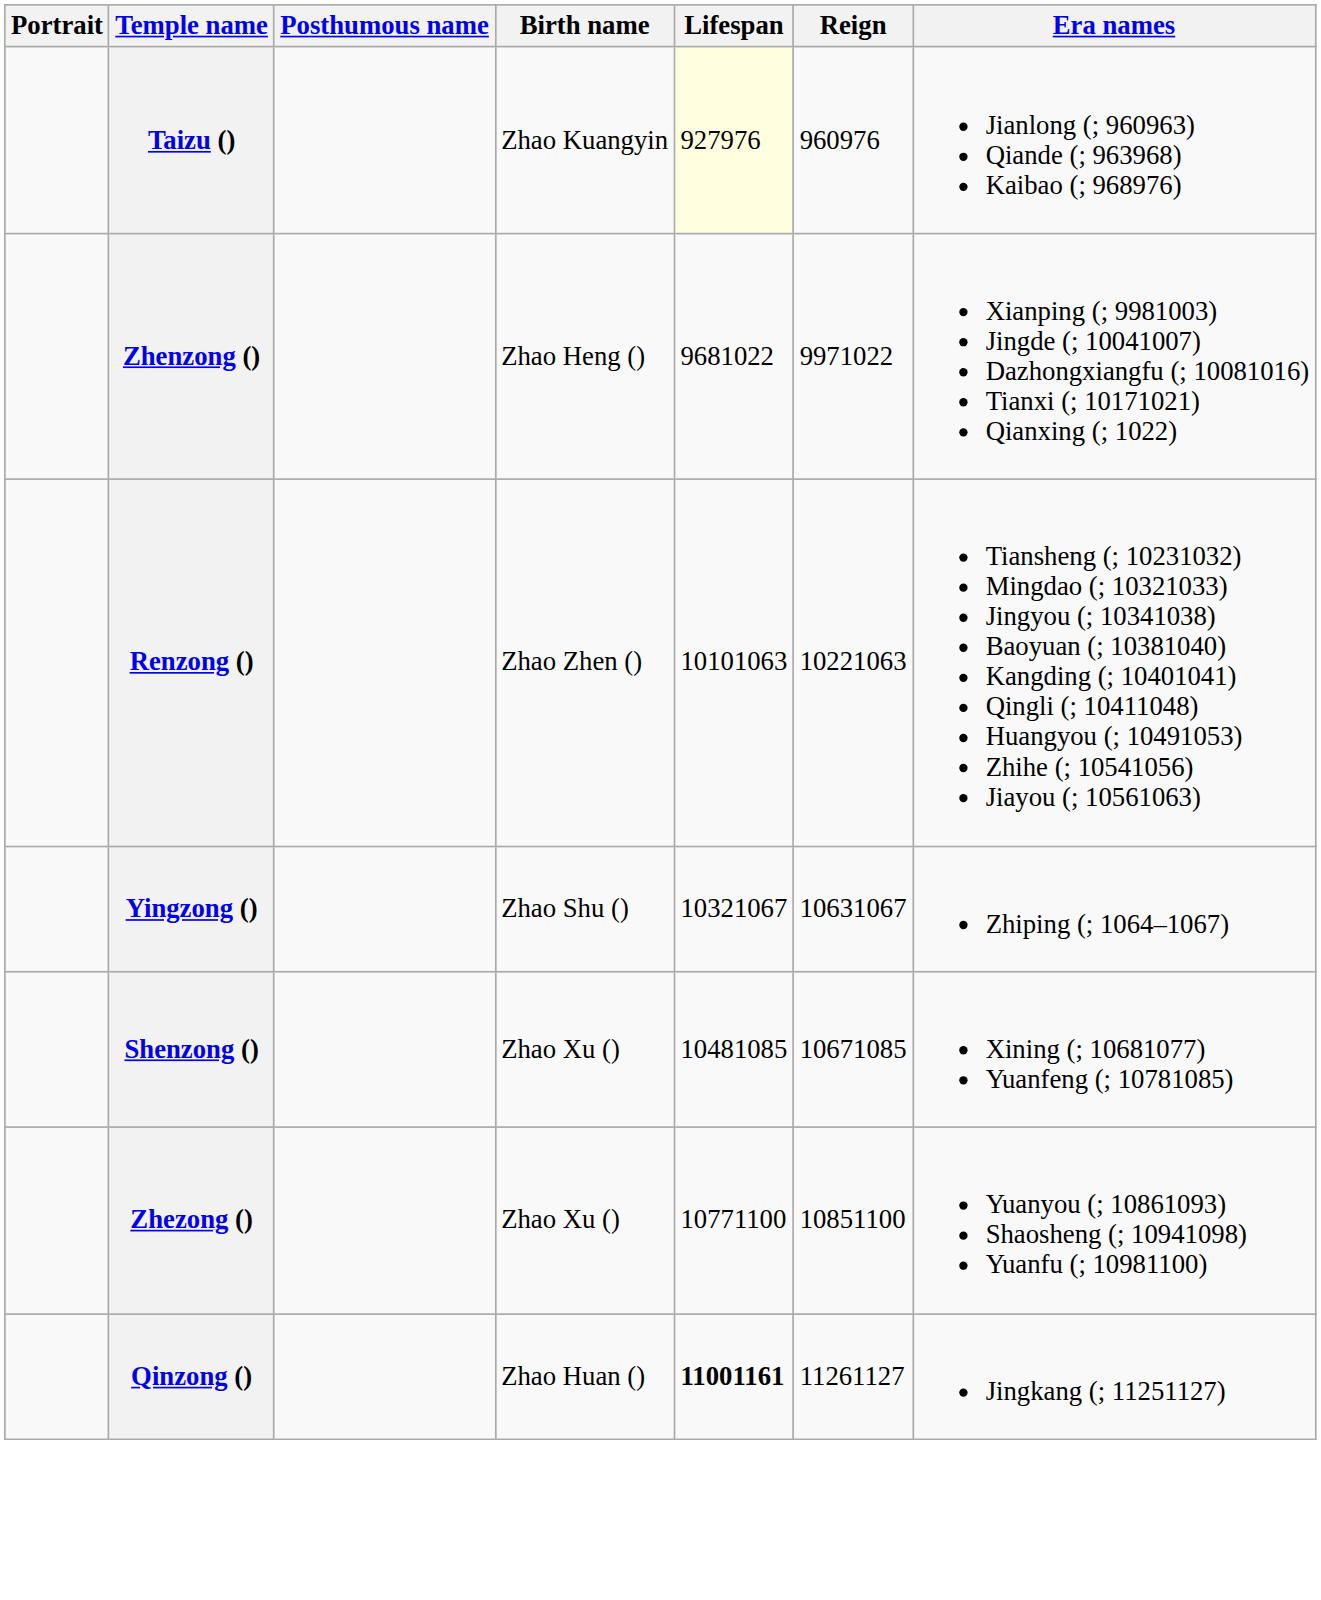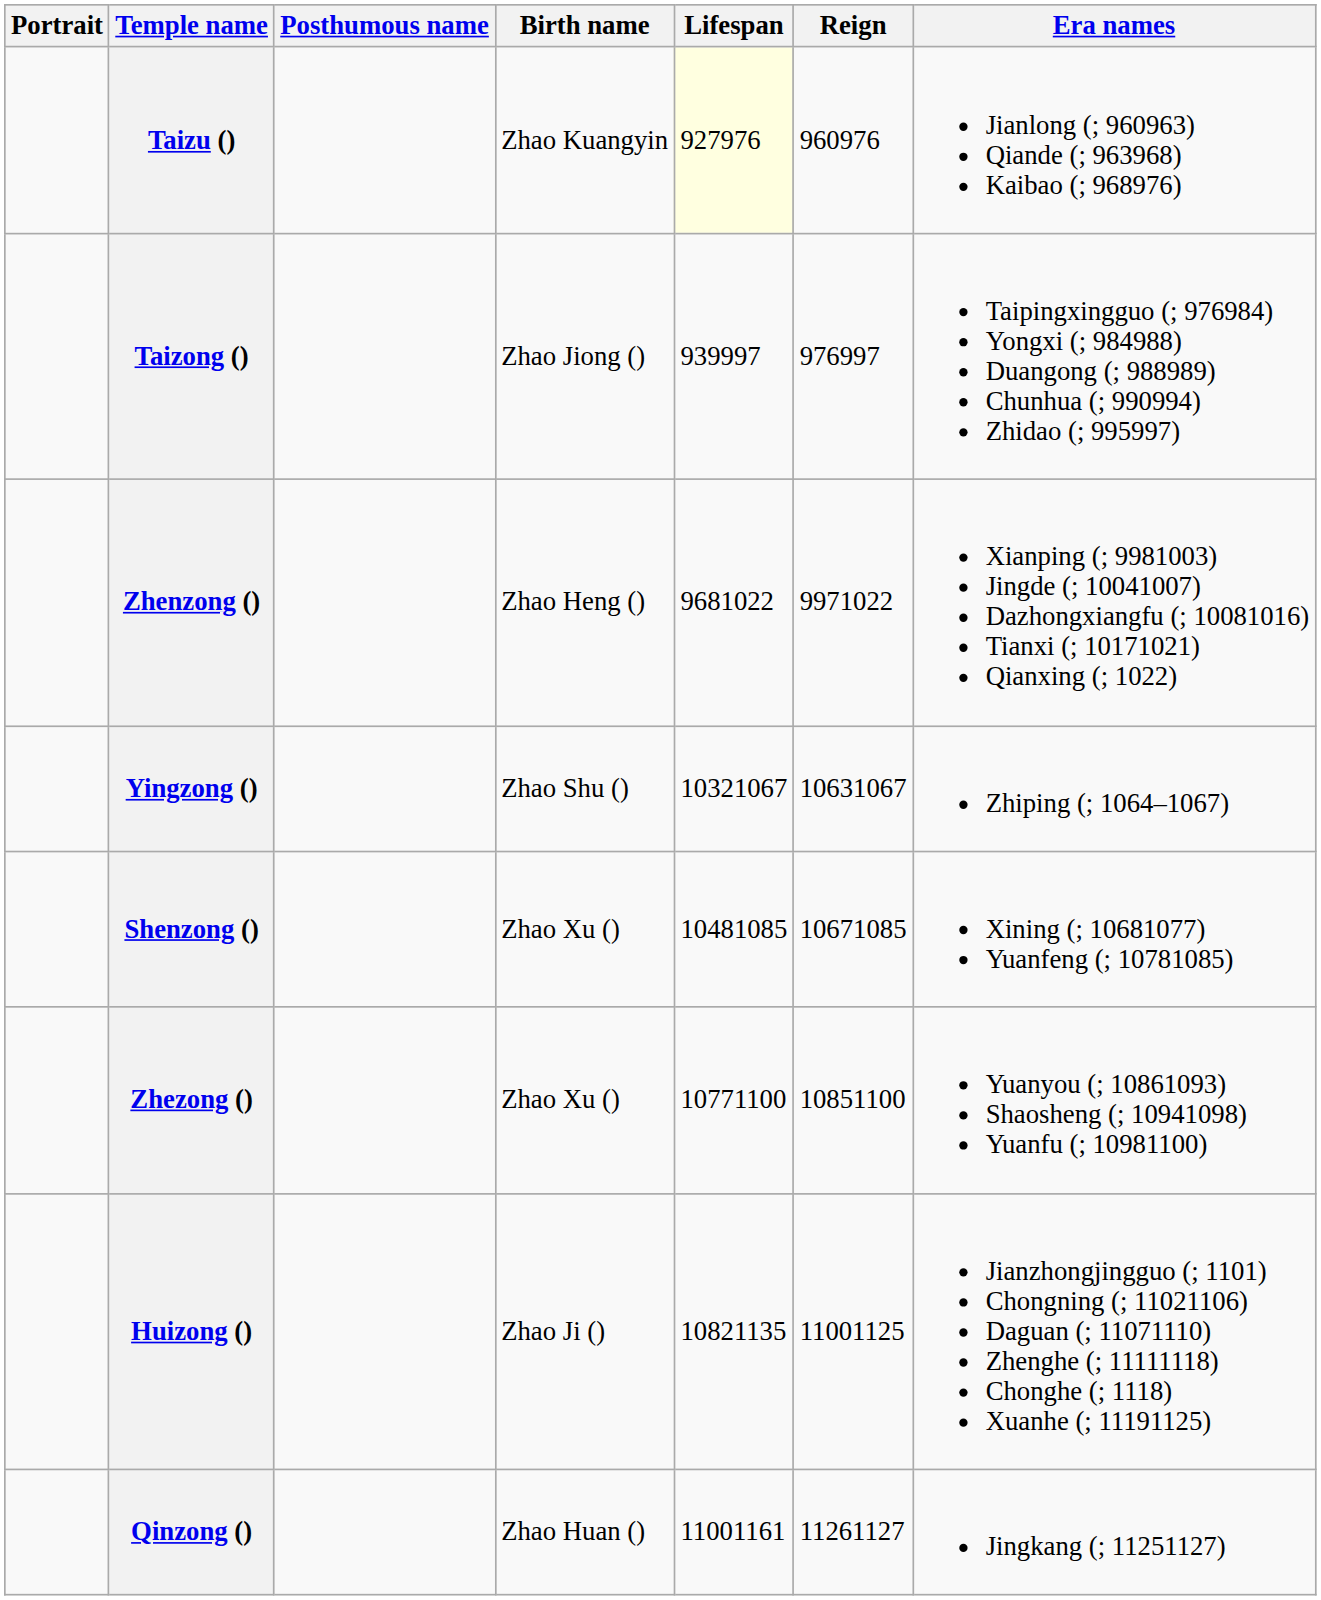+ row: (192, 355)
- row: (192, 662)
+ row: (192, 1331)
(732, 1376) bold -> (733, 1532) normal
